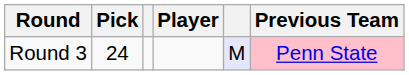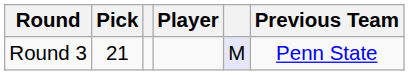(117, 53) 24 -> (117, 53) 21
(327, 53) pink background -> (327, 53) no background
